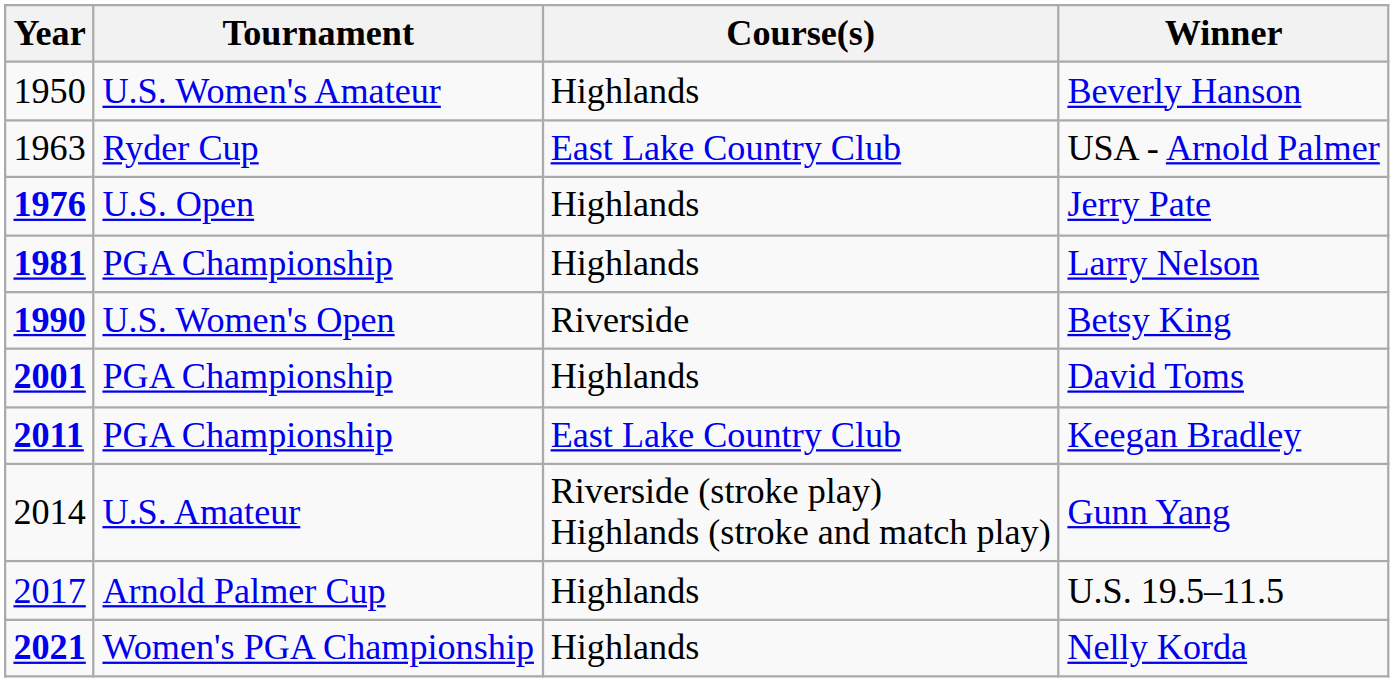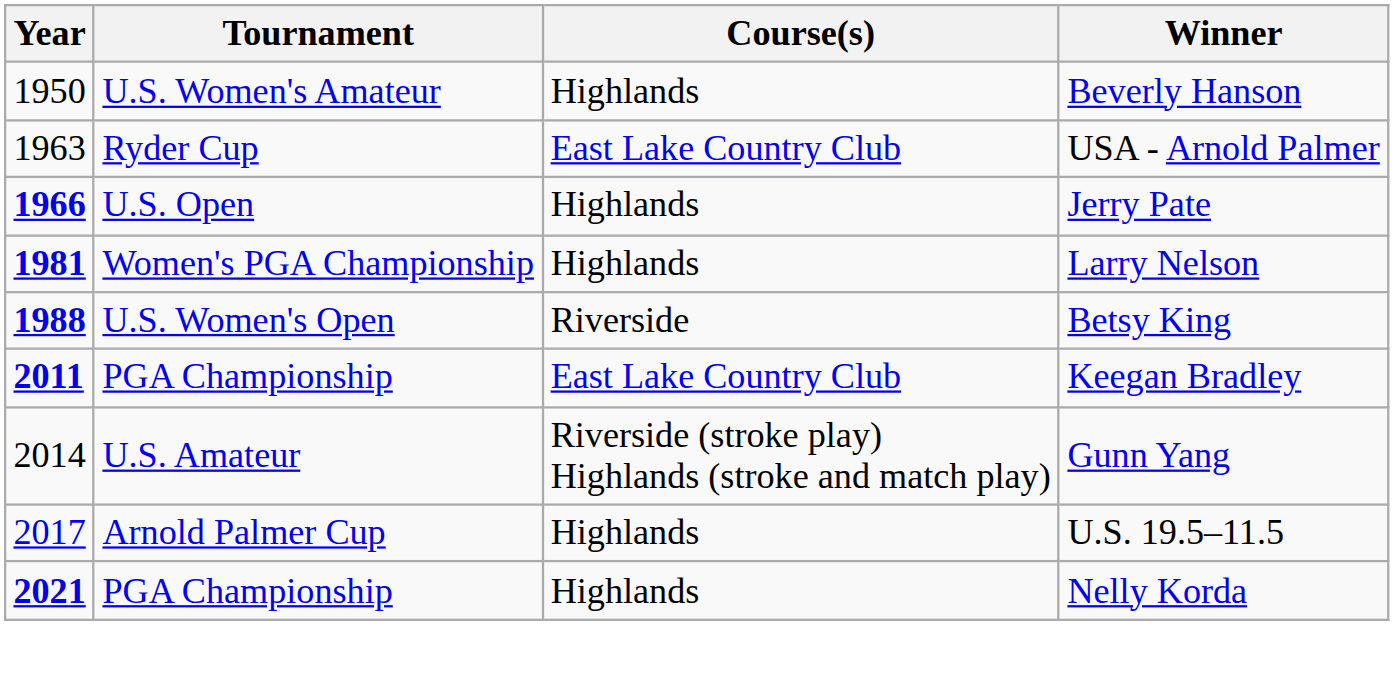(50, 205) 1976 -> (50, 205) 1966
(248, 262) PGA Championship -> (318, 262) Women's PGA Championship
(50, 319) 1990 -> (50, 319) 1988
- row: (1156, 377)
(318, 647) Women's PGA Championship -> (248, 589) PGA Championship
